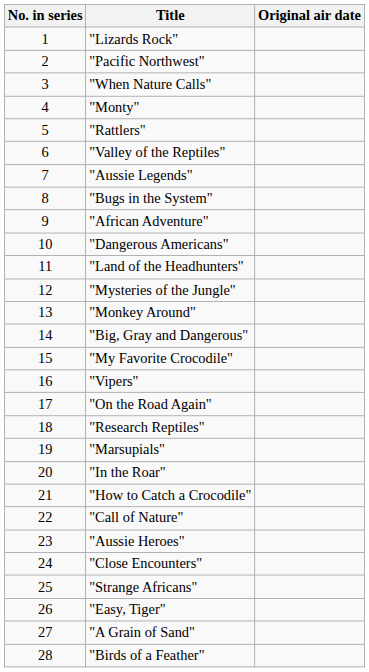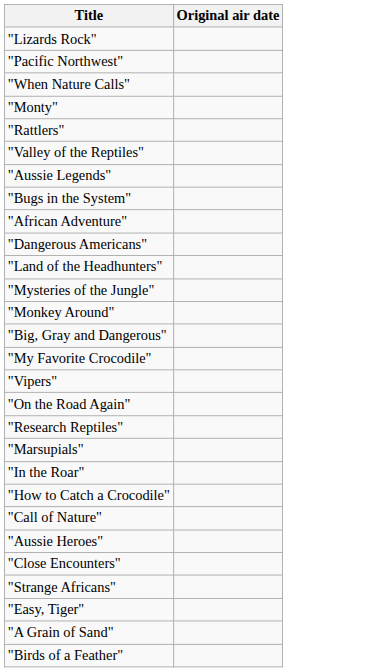- column: (45, 15)
